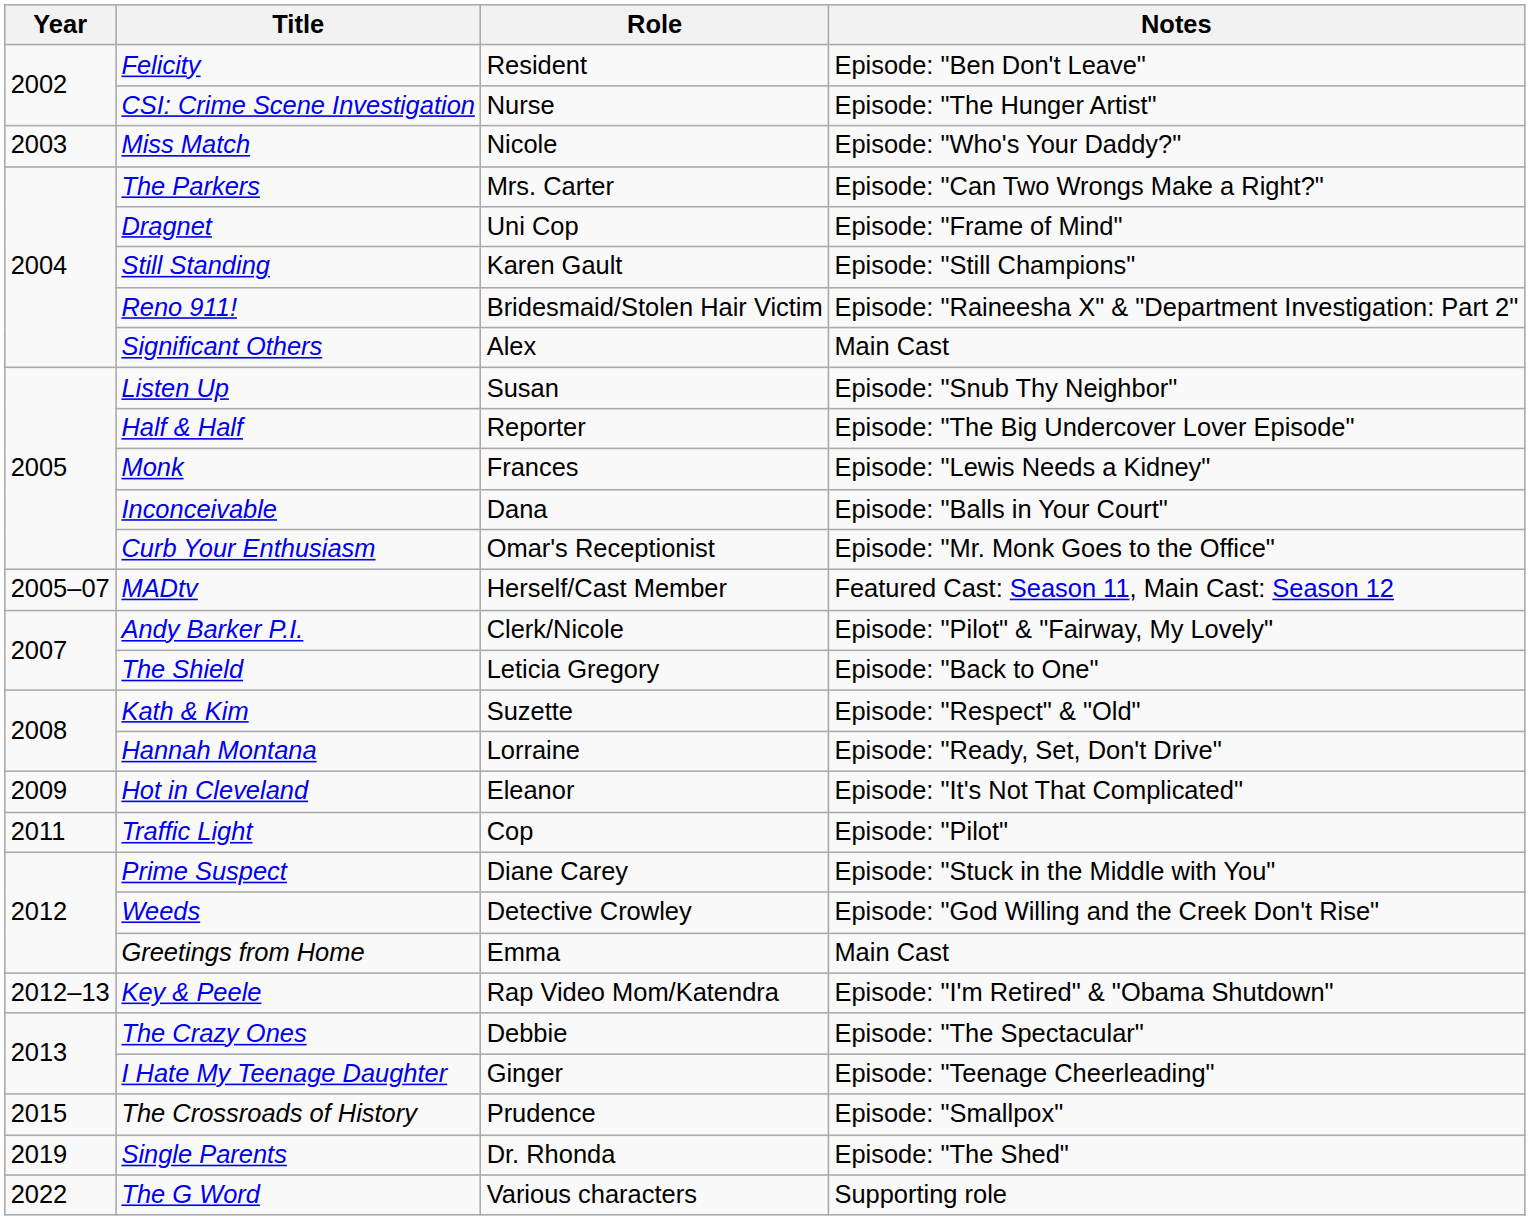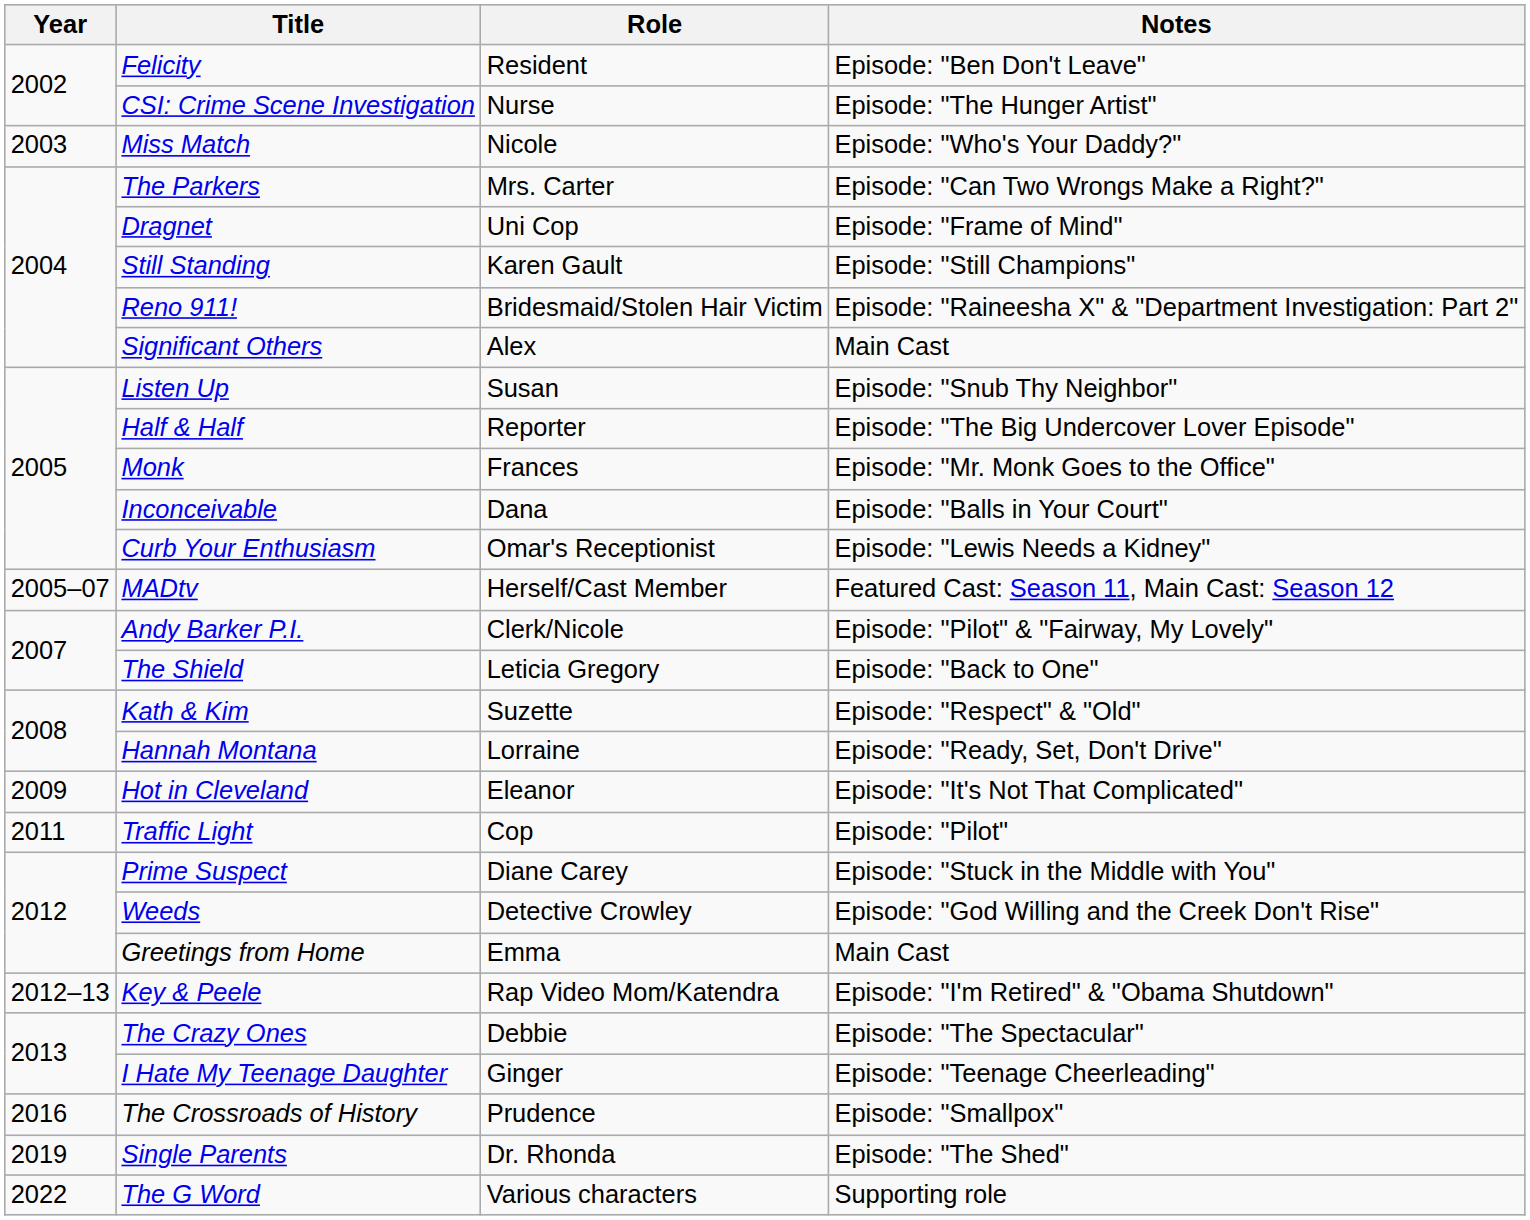(1022, 468) Episode: "Lewis Needs a Kidney" -> (1055, 468) Episode: "Mr. Monk Goes to the Office"
(1055, 549) Episode: "Mr. Monk Goes to the Office" -> (1022, 549) Episode: "Lewis Needs a Kidney"
(39, 1114) 2015 -> (39, 1114) 2016
